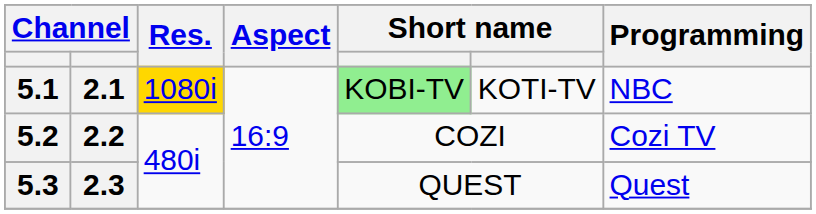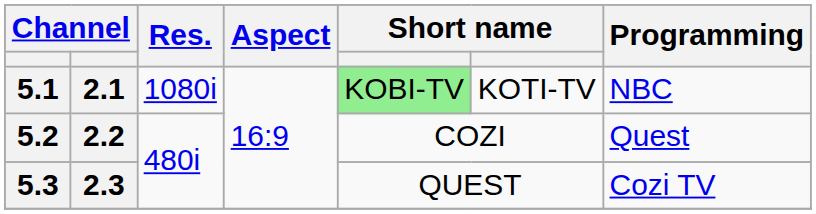(180, 89) gold background -> (180, 89) no background
(662, 136) Cozi TV -> (649, 136) Quest
(649, 184) Quest -> (662, 184) Cozi TV
